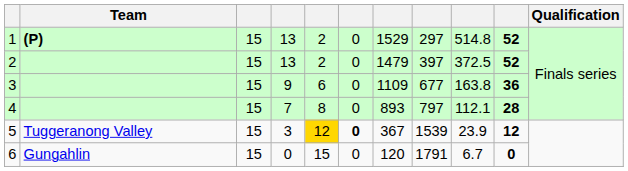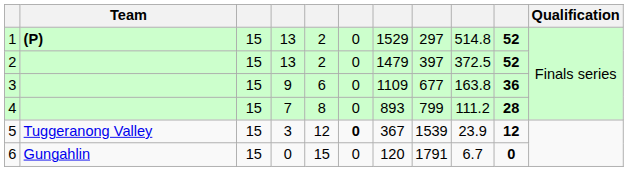(431, 108) 797 -> (431, 108) 799
(473, 108) 112.1 -> (473, 108) 111.2
(322, 131) gold background -> (322, 131) no background
